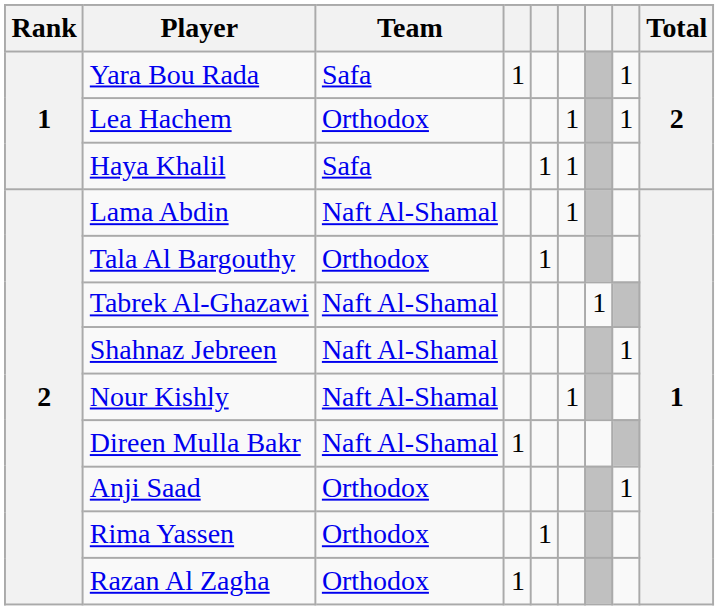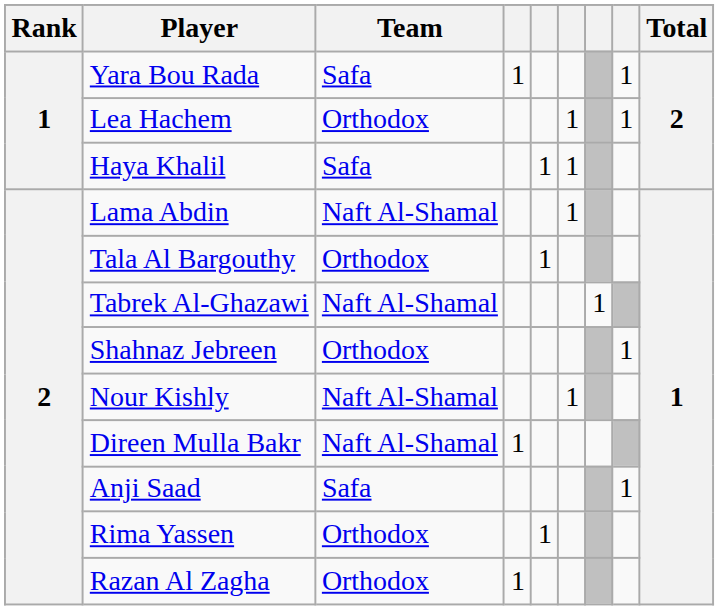(410, 350) Naft Al-Shamal -> (375, 350) Orthodox
(375, 488) Orthodox -> (347, 488) Safa
